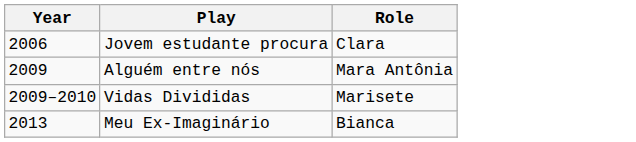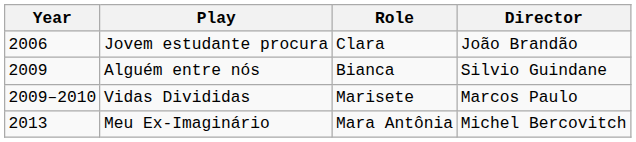+ column: (544, 18)
(395, 71) Mara Antônia -> (365, 71) Bianca
(365, 124) Bianca -> (395, 124) Mara Antônia
